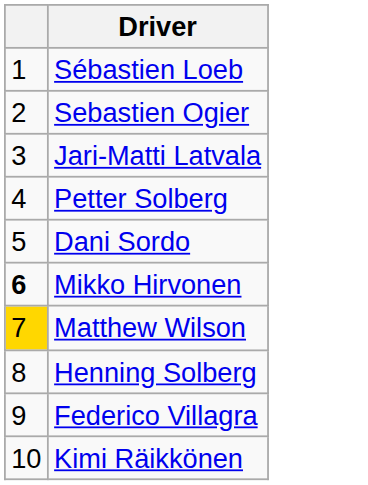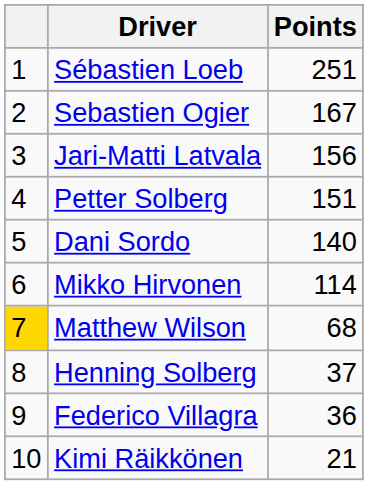+ column: (315, 27)
(19, 285) bold -> (19, 285) normal
